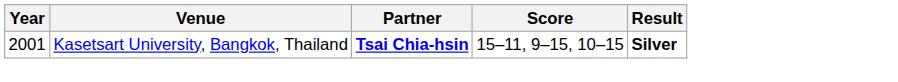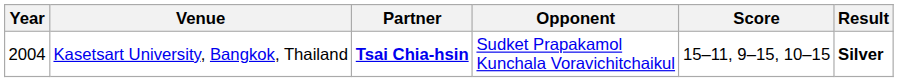+ column: (576, 18)
(27, 45) 2001 -> (27, 54) 2004
